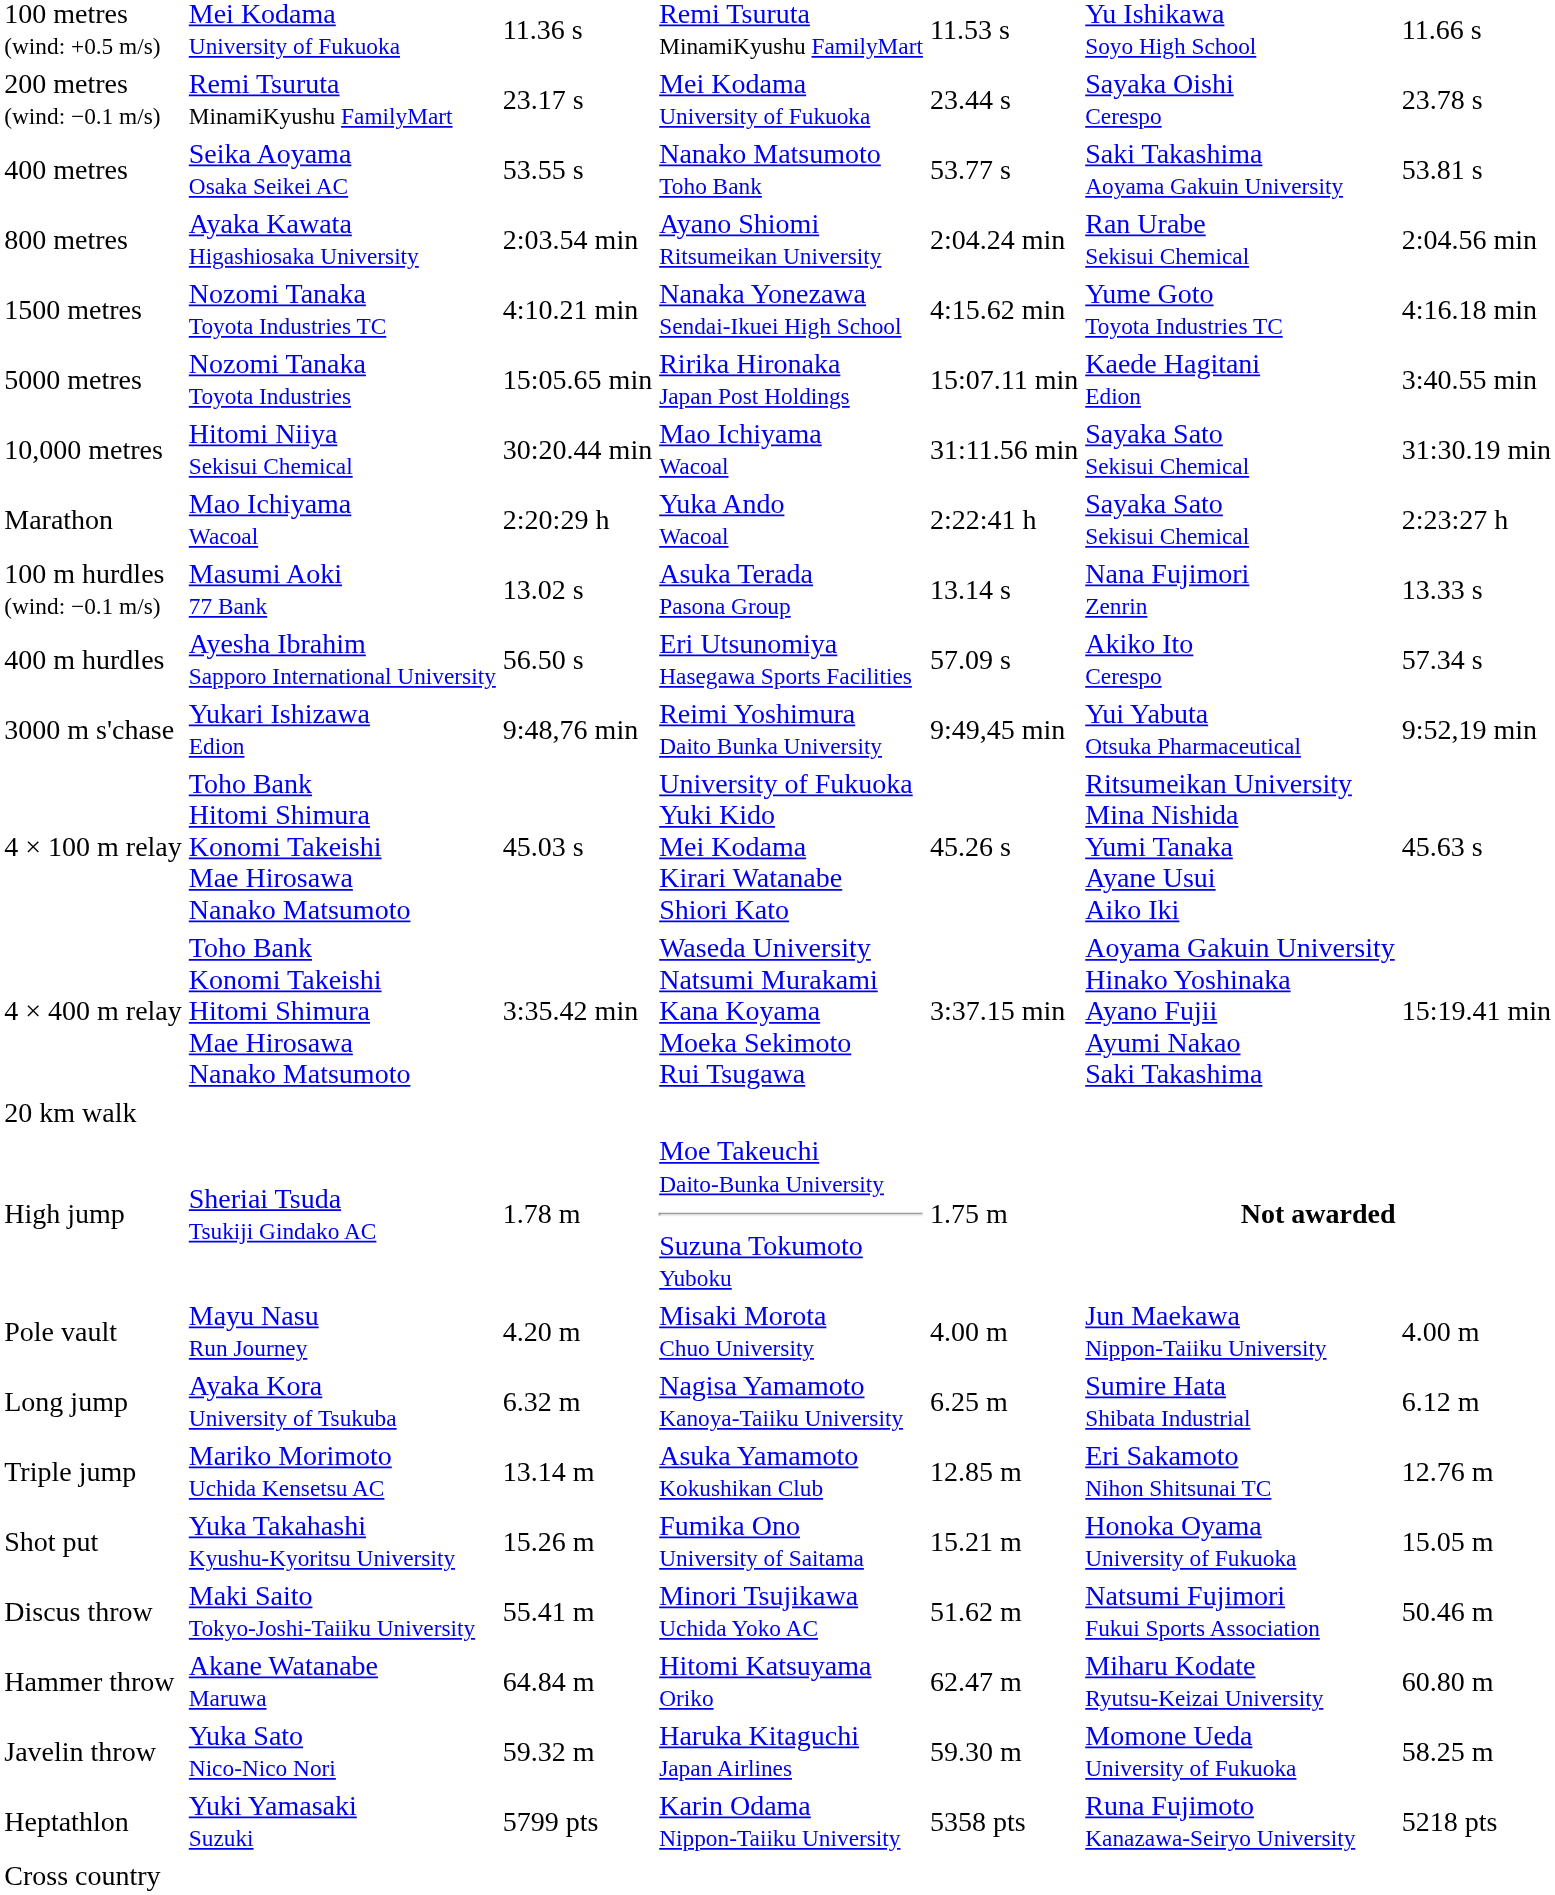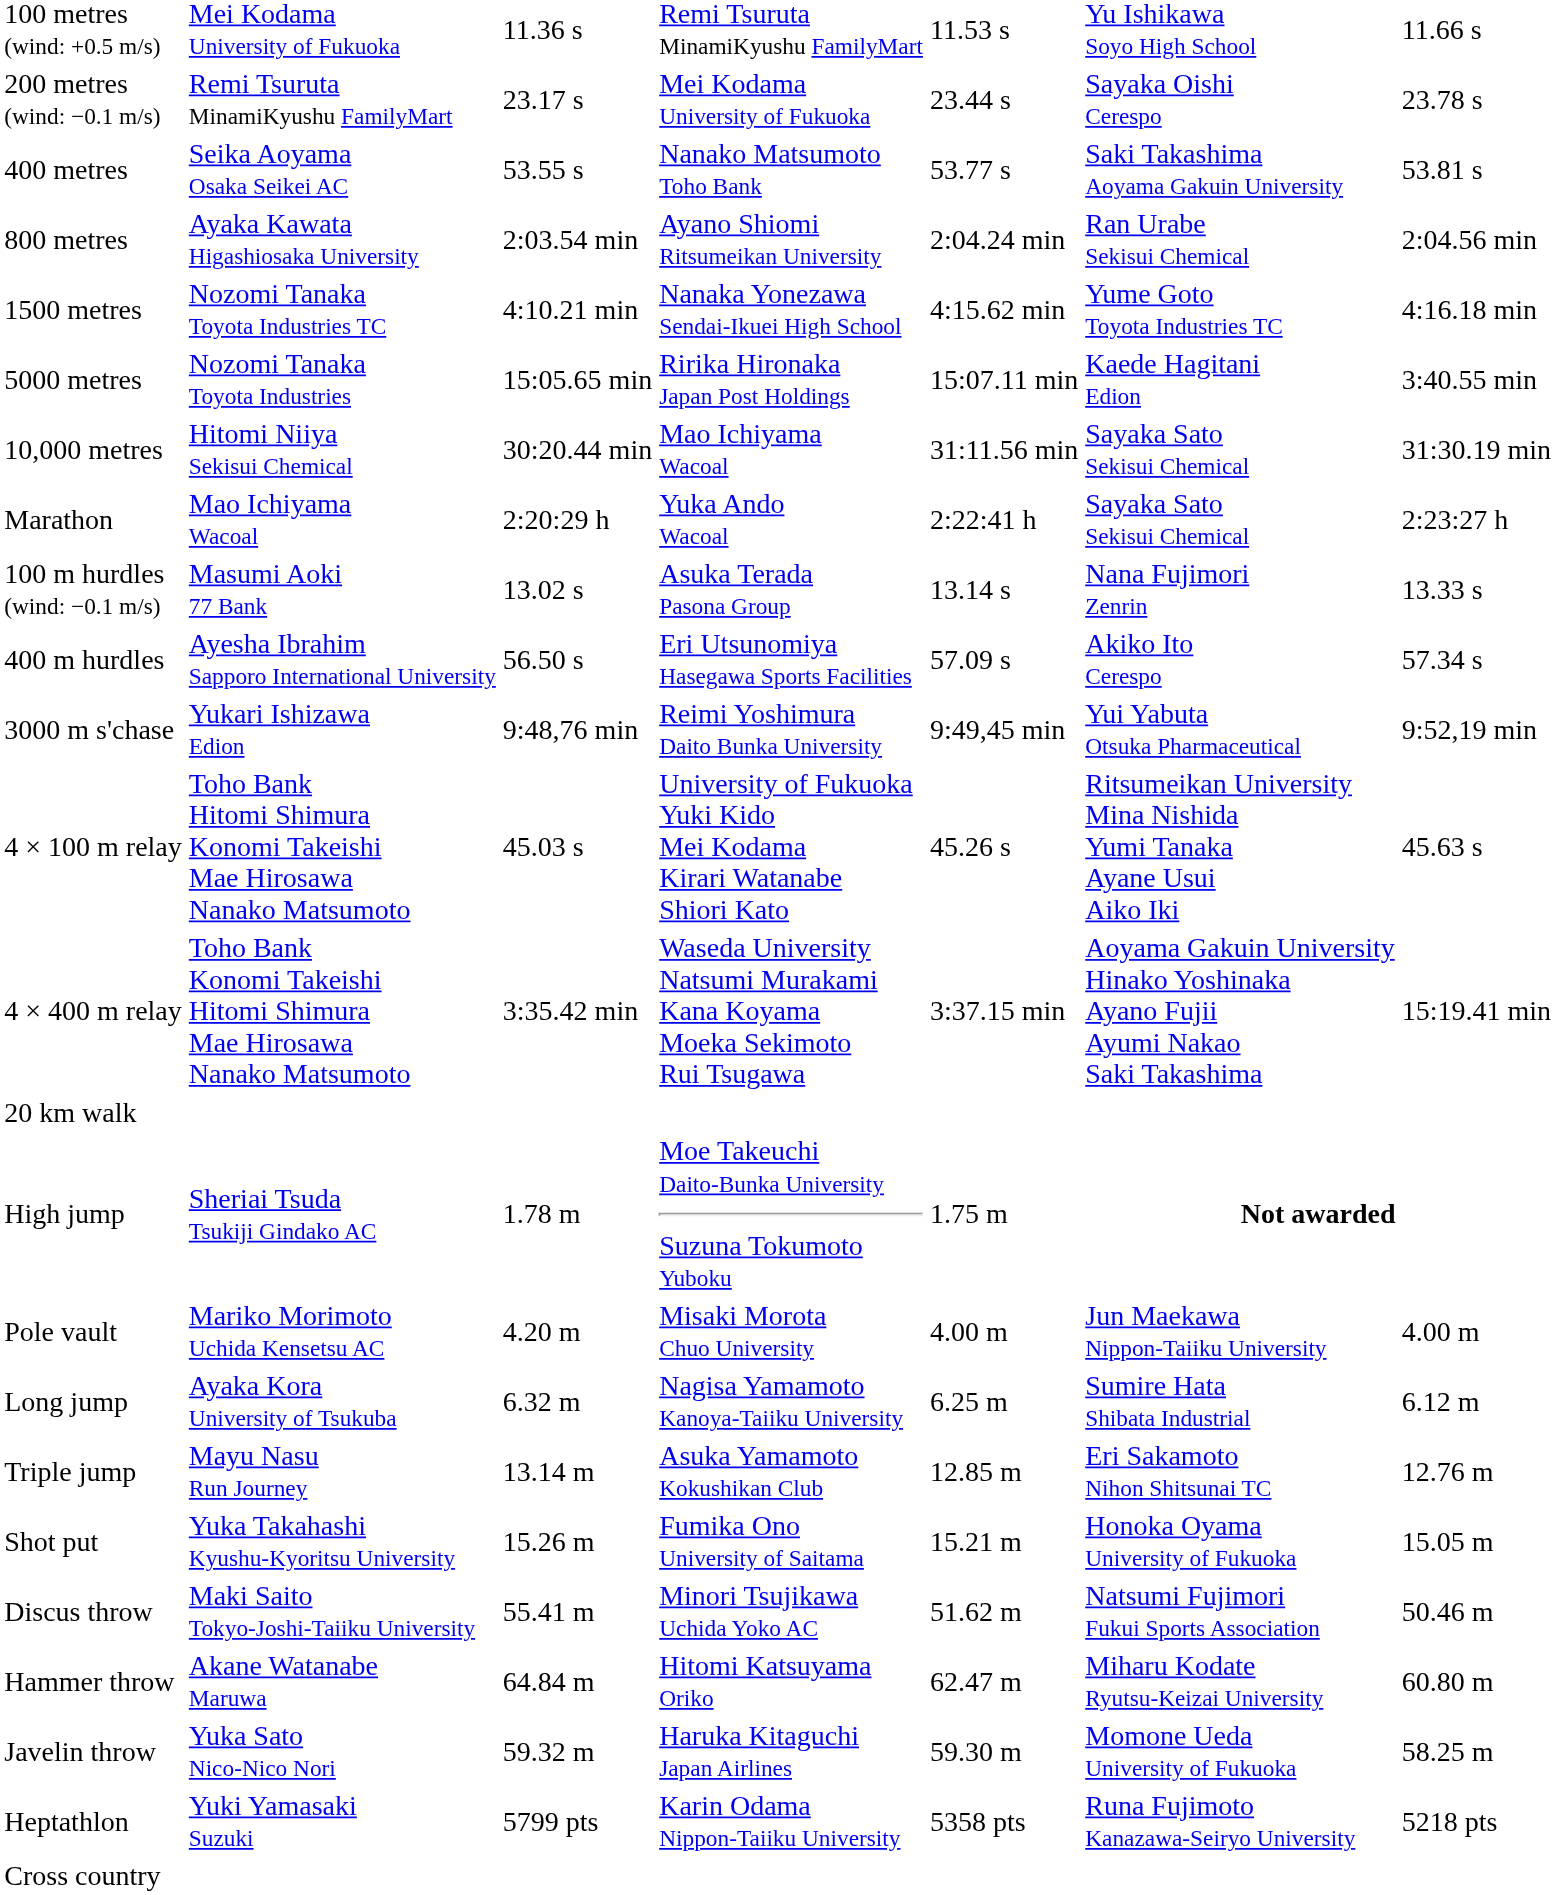(254, 1331) Mayu Nasu Run Journey -> (290, 1331) Mariko Morimoto Uchida Kensetsu AC
(290, 1471) Mariko Morimoto Uchida Kensetsu AC -> (254, 1471) Mayu Nasu Run Journey
